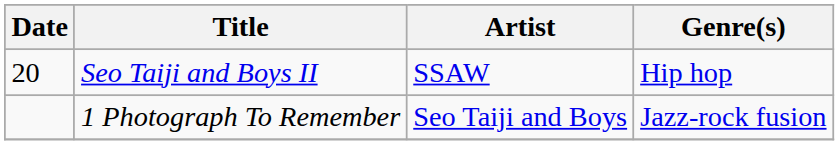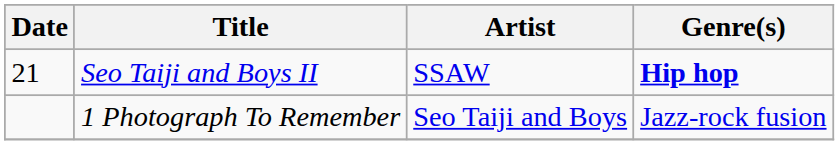(26, 71) 20 -> (26, 71) 21
(686, 71) normal -> (689, 71) bold
